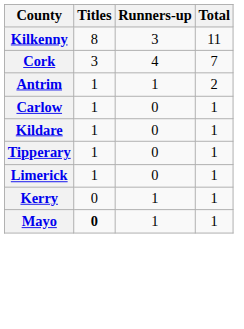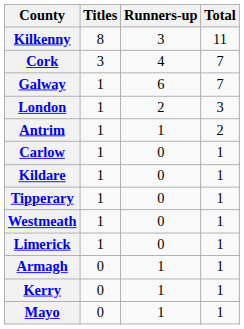+ row: (42, 84)
+ row: (42, 107)
+ row: (42, 221)
+ row: (42, 267)
(94, 221) bold -> (100, 312) normal
